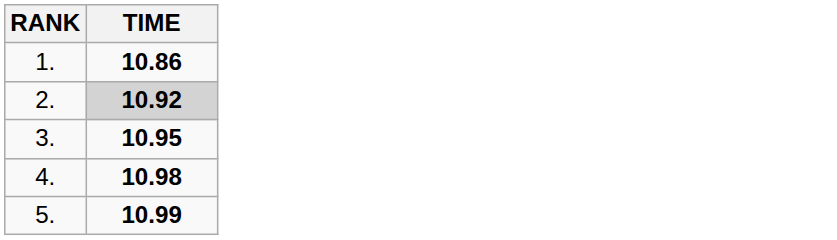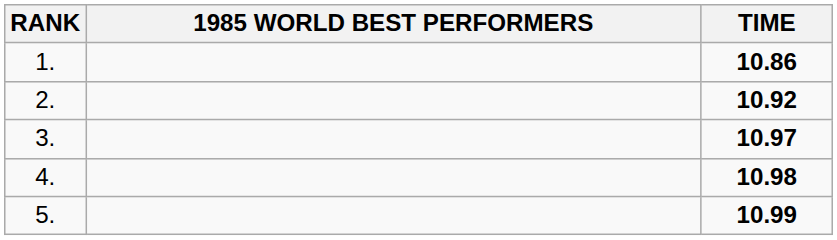+ column: (393, 23)
(152, 100) lightgrey background -> (767, 100) no background
(152, 138) 10.95 -> (767, 138) 10.97
